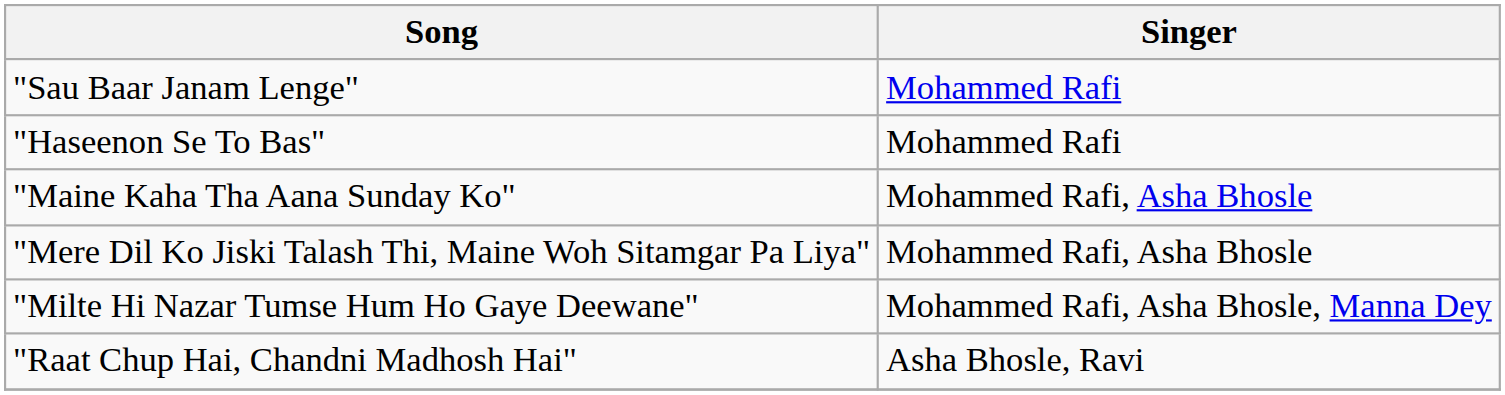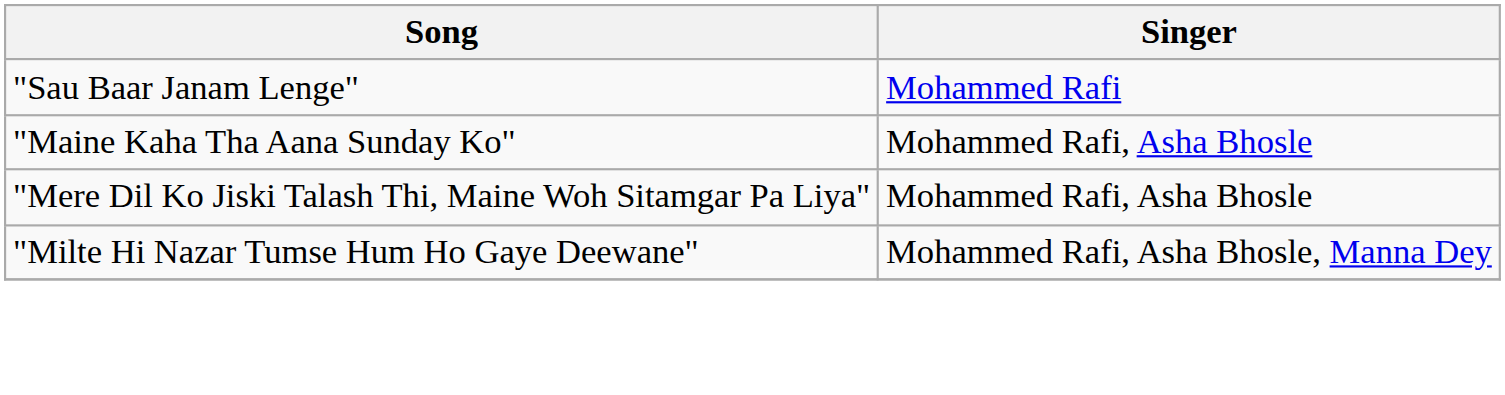- row: (169, 141)
- row: (295, 360)
